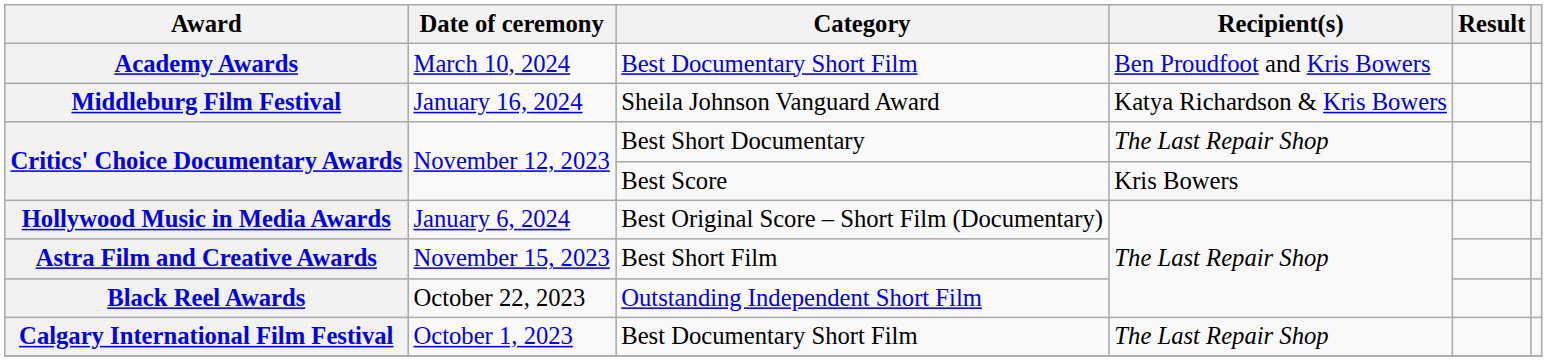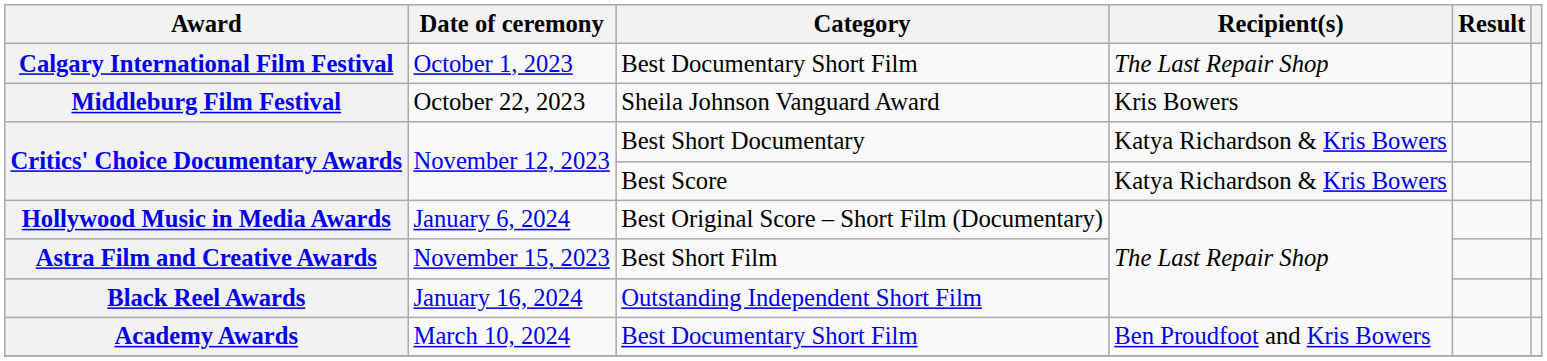rows swapped: (206, 336) <-> (206, 63)
(498, 102) January 16, 2024 -> (499, 102) October 22, 2023
(1281, 102) Katya Richardson & Kris Bowers -> (1176, 102) Kris Bowers
(1221, 141) The Last Repair Shop -> (1281, 141) Katya Richardson & Kris Bowers
(1176, 180) Kris Bowers -> (1281, 180) Katya Richardson & Kris Bowers
(499, 297) October 22, 2023 -> (498, 297) January 16, 2024
